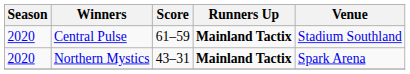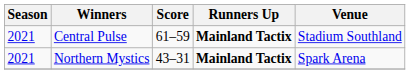(21, 36) 2020 -> (21, 36) 2021
(21, 58) 2020 -> (21, 58) 2021
